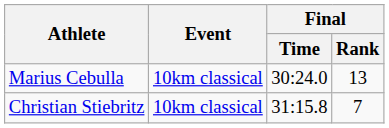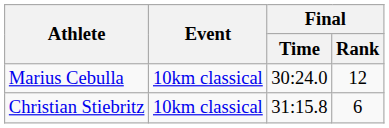(358, 78) 13 -> (358, 78) 12
(358, 107) 7 -> (358, 107) 6
